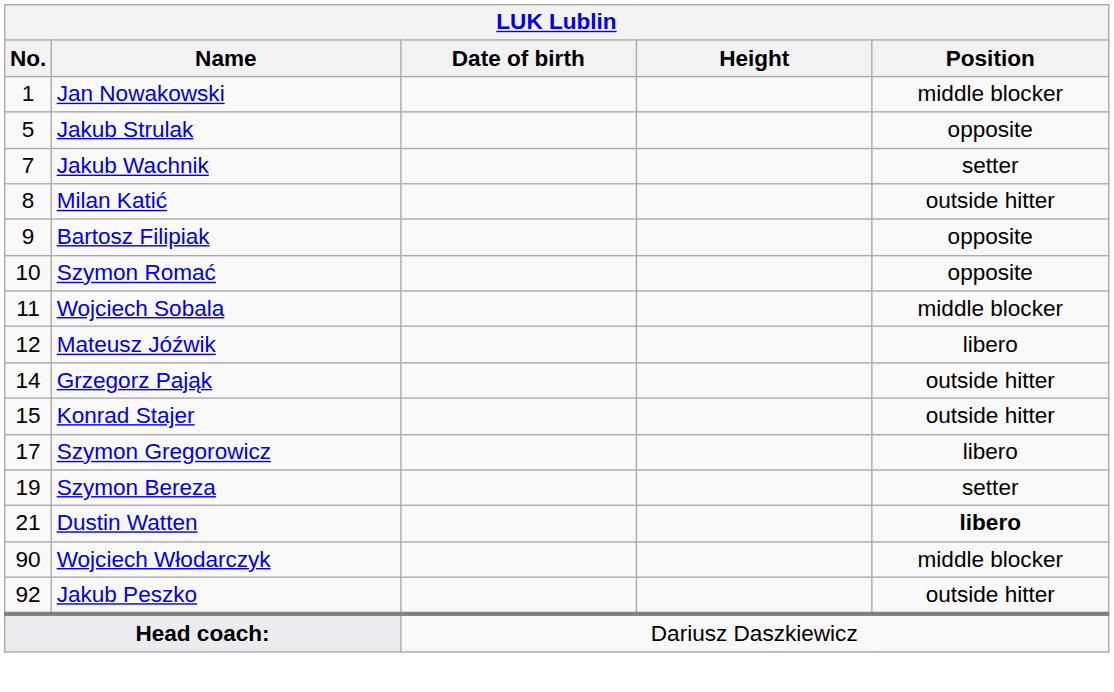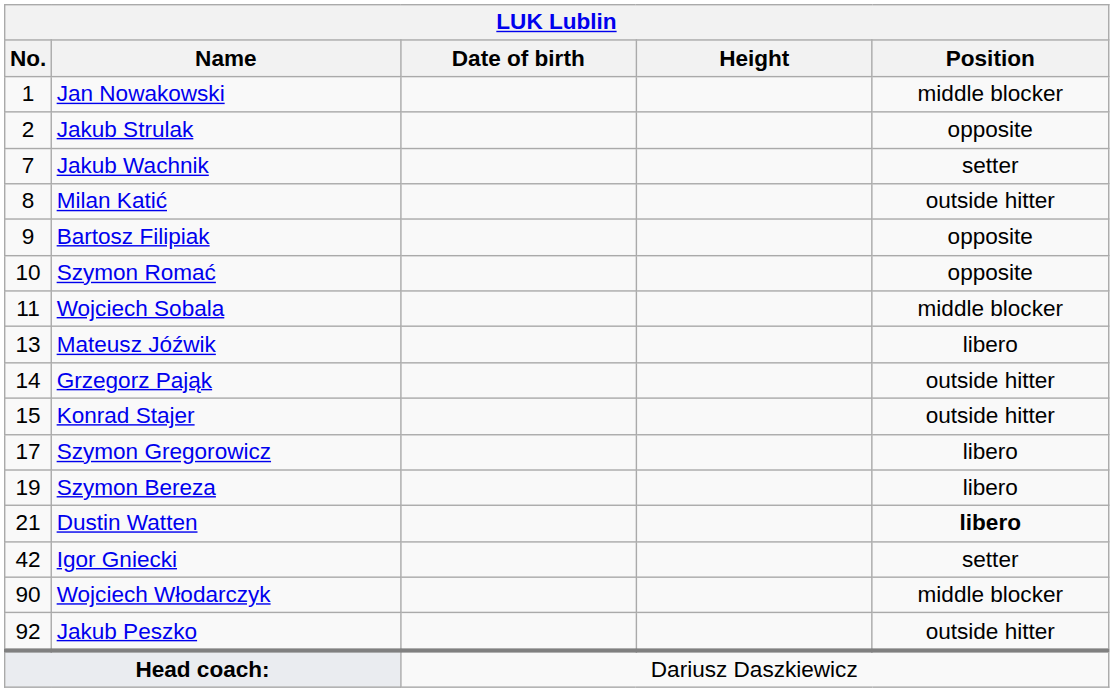(28, 129) 5 -> (28, 129) 2
(28, 344) 12 -> (28, 344) 13
(990, 487) setter -> (990, 487) libero
+ row: (117, 559)
